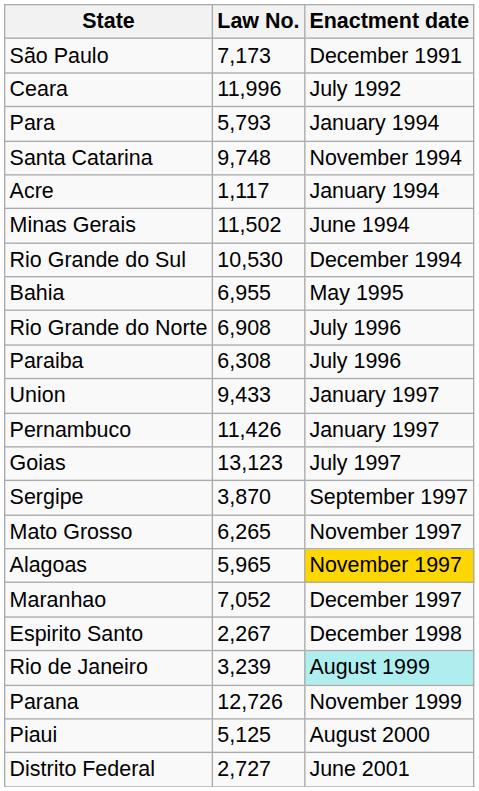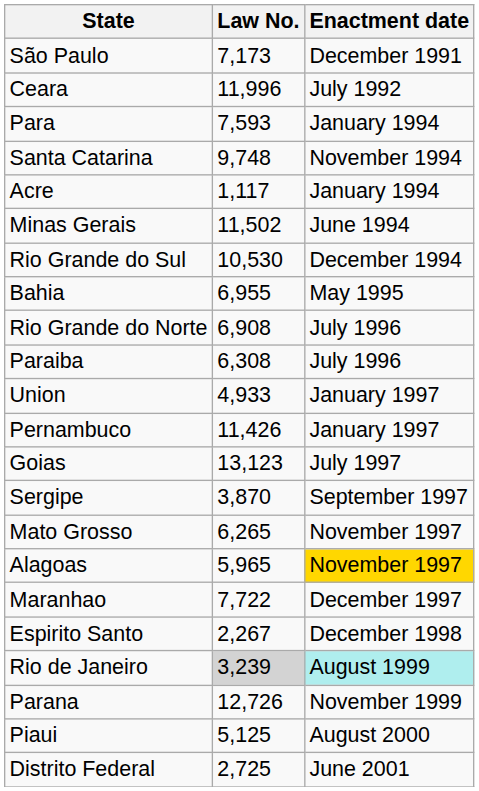(244, 123) 5,793 -> (244, 123) 7,593
(244, 395) 9,433 -> (244, 395) 4,933
(244, 599) 7,052 -> (244, 599) 7,722
(244, 667) no background -> (244, 667) lightgrey background
(244, 769) 2,727 -> (244, 769) 2,725
